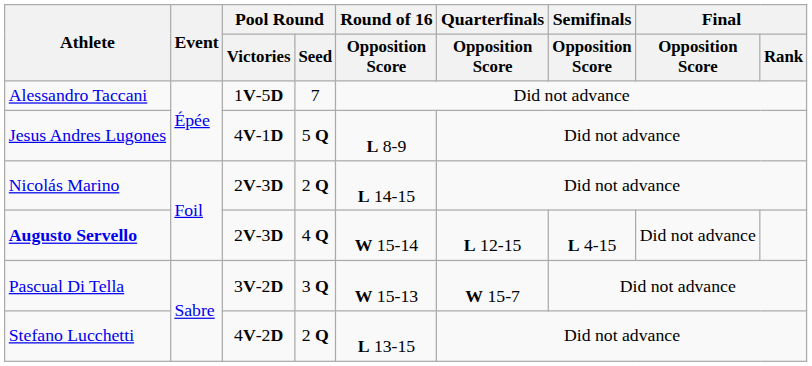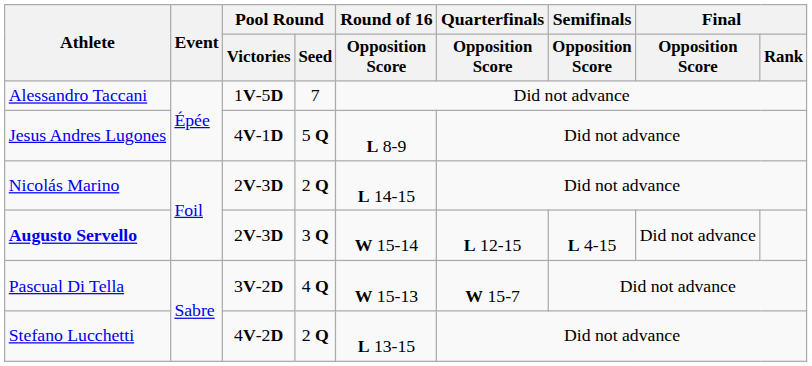(315, 235) 4 Q -> (315, 235) 3 Q
(315, 286) 3 Q -> (315, 286) 4 Q
